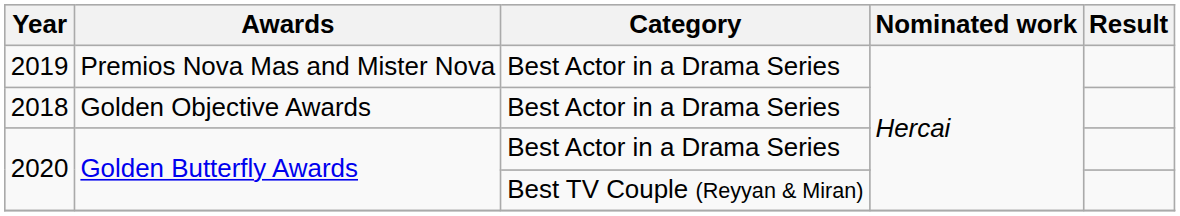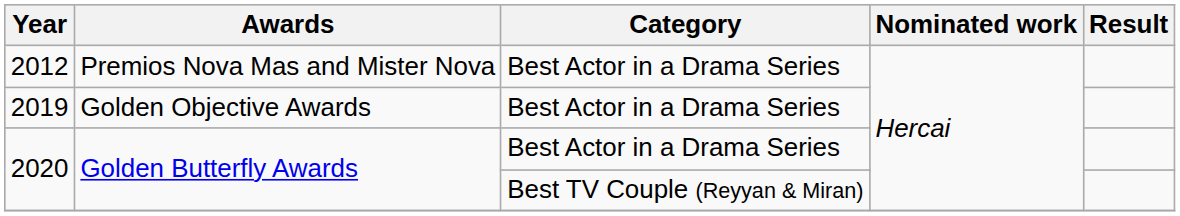(40, 66) 2019 -> (40, 66) 2012
(40, 107) 2018 -> (40, 107) 2019
